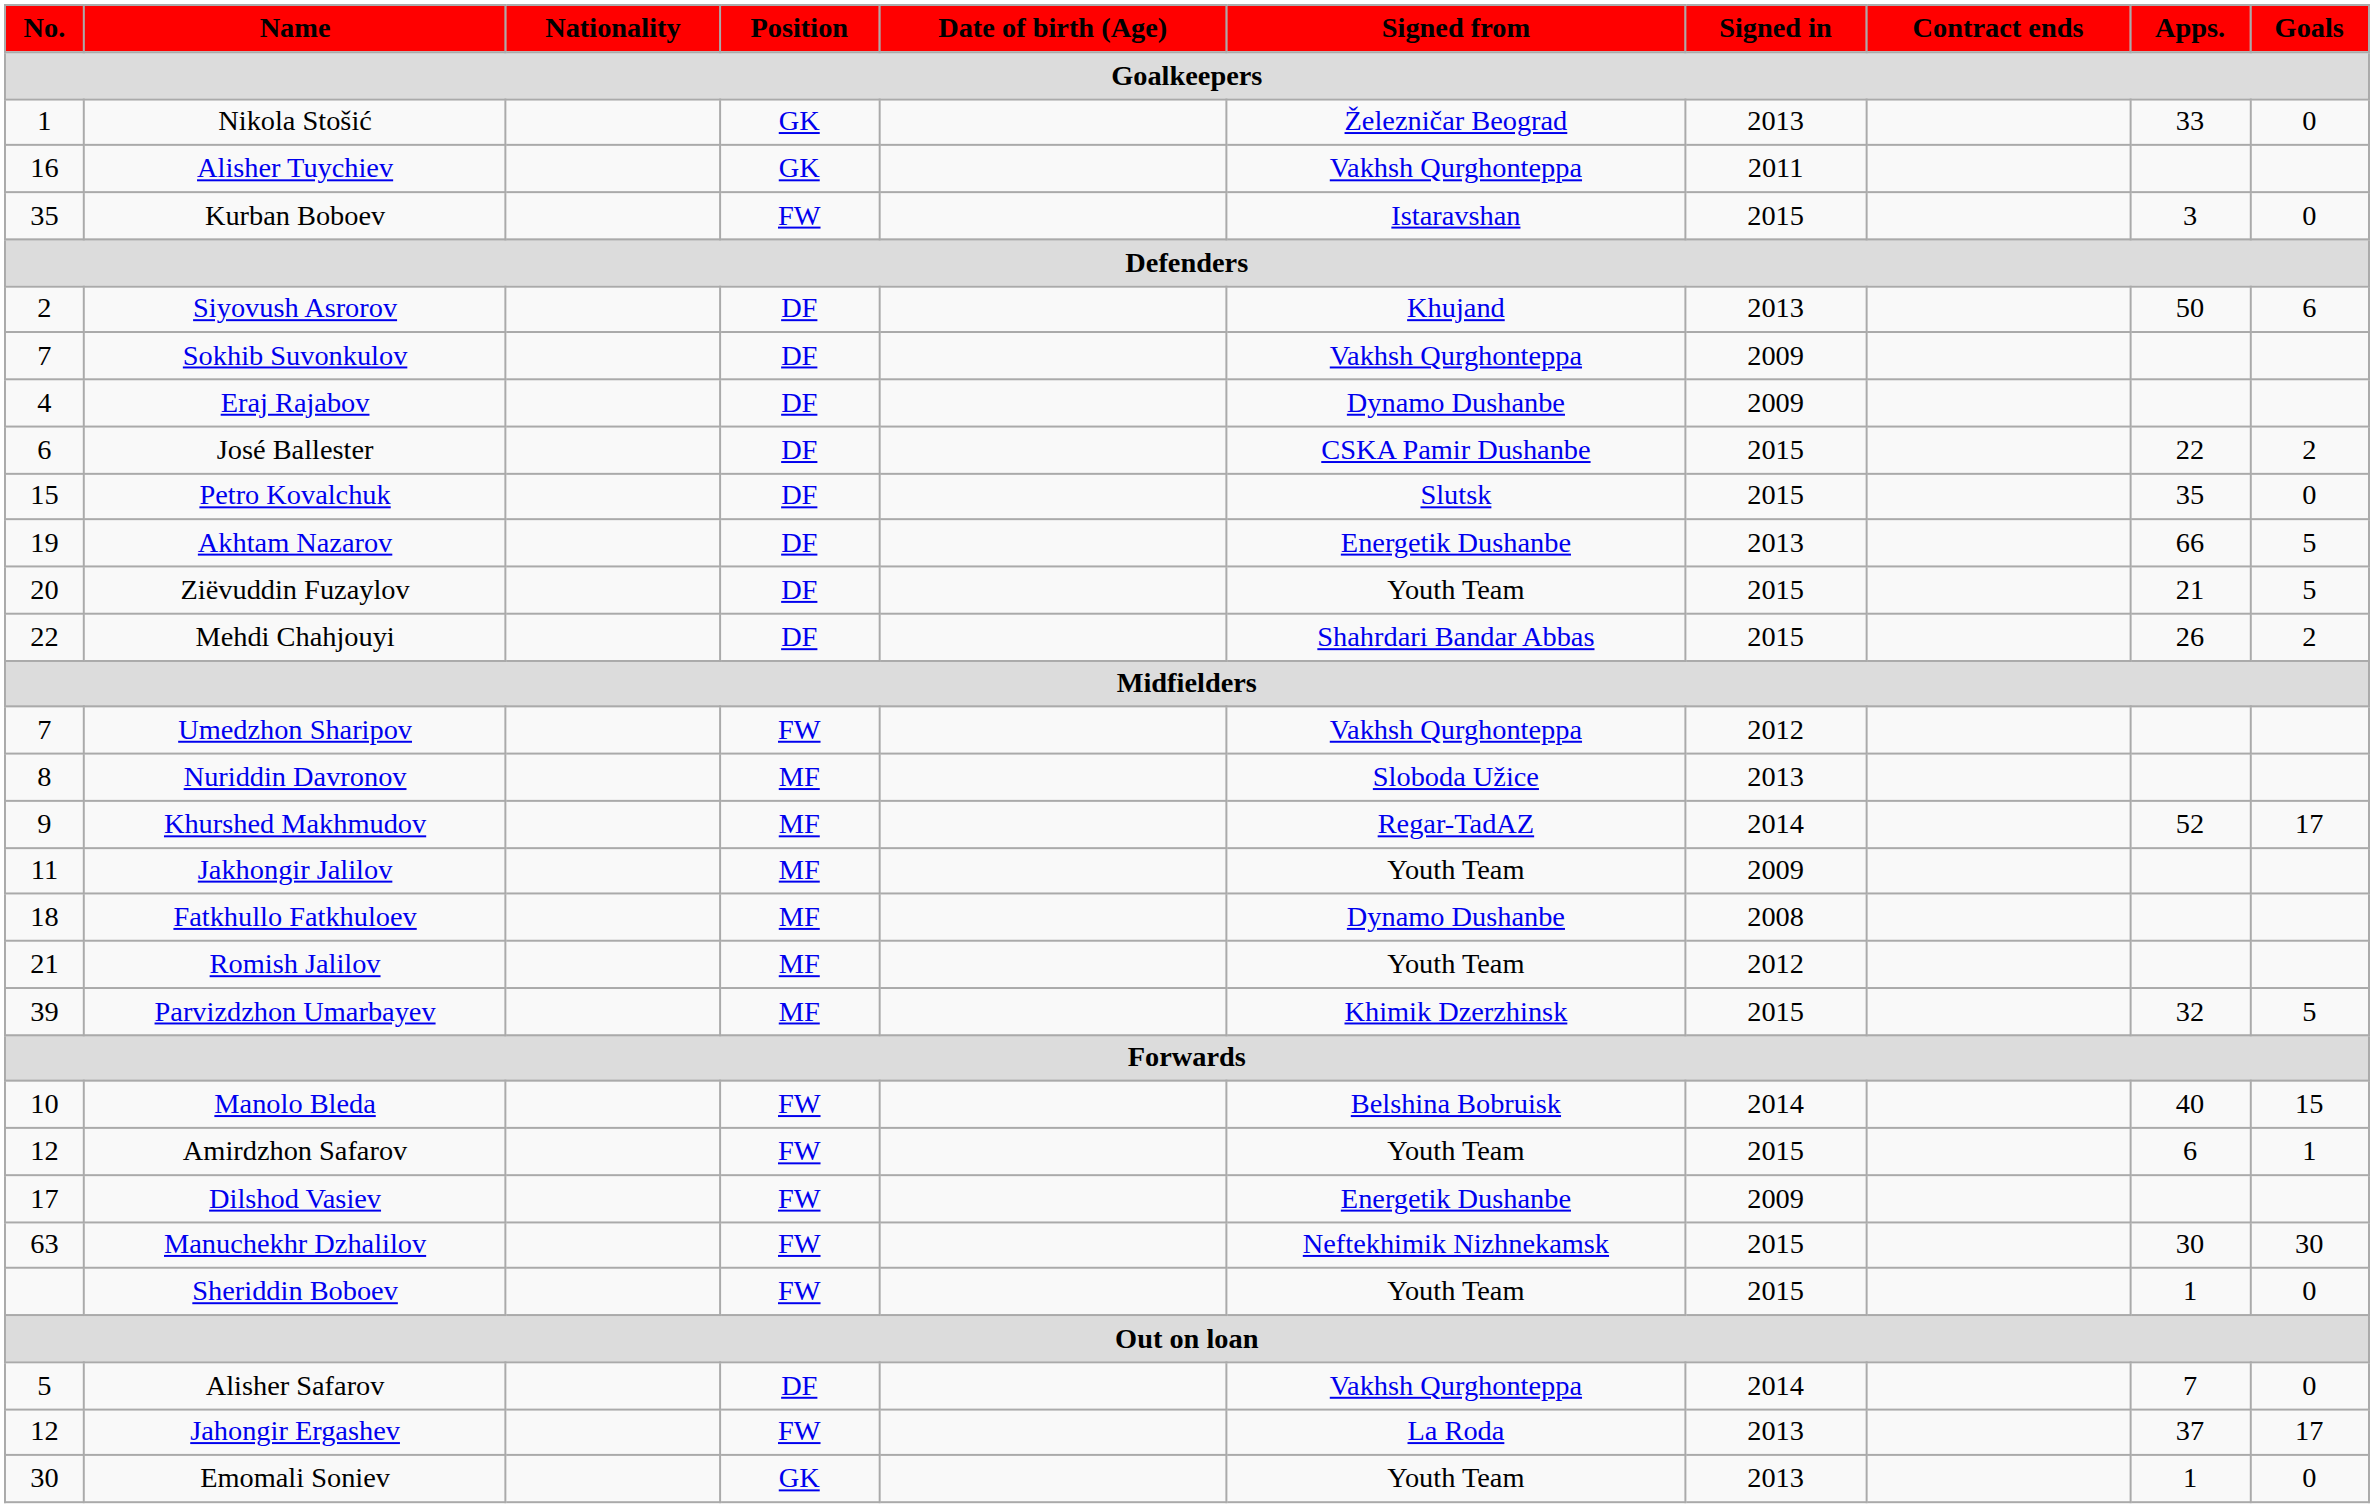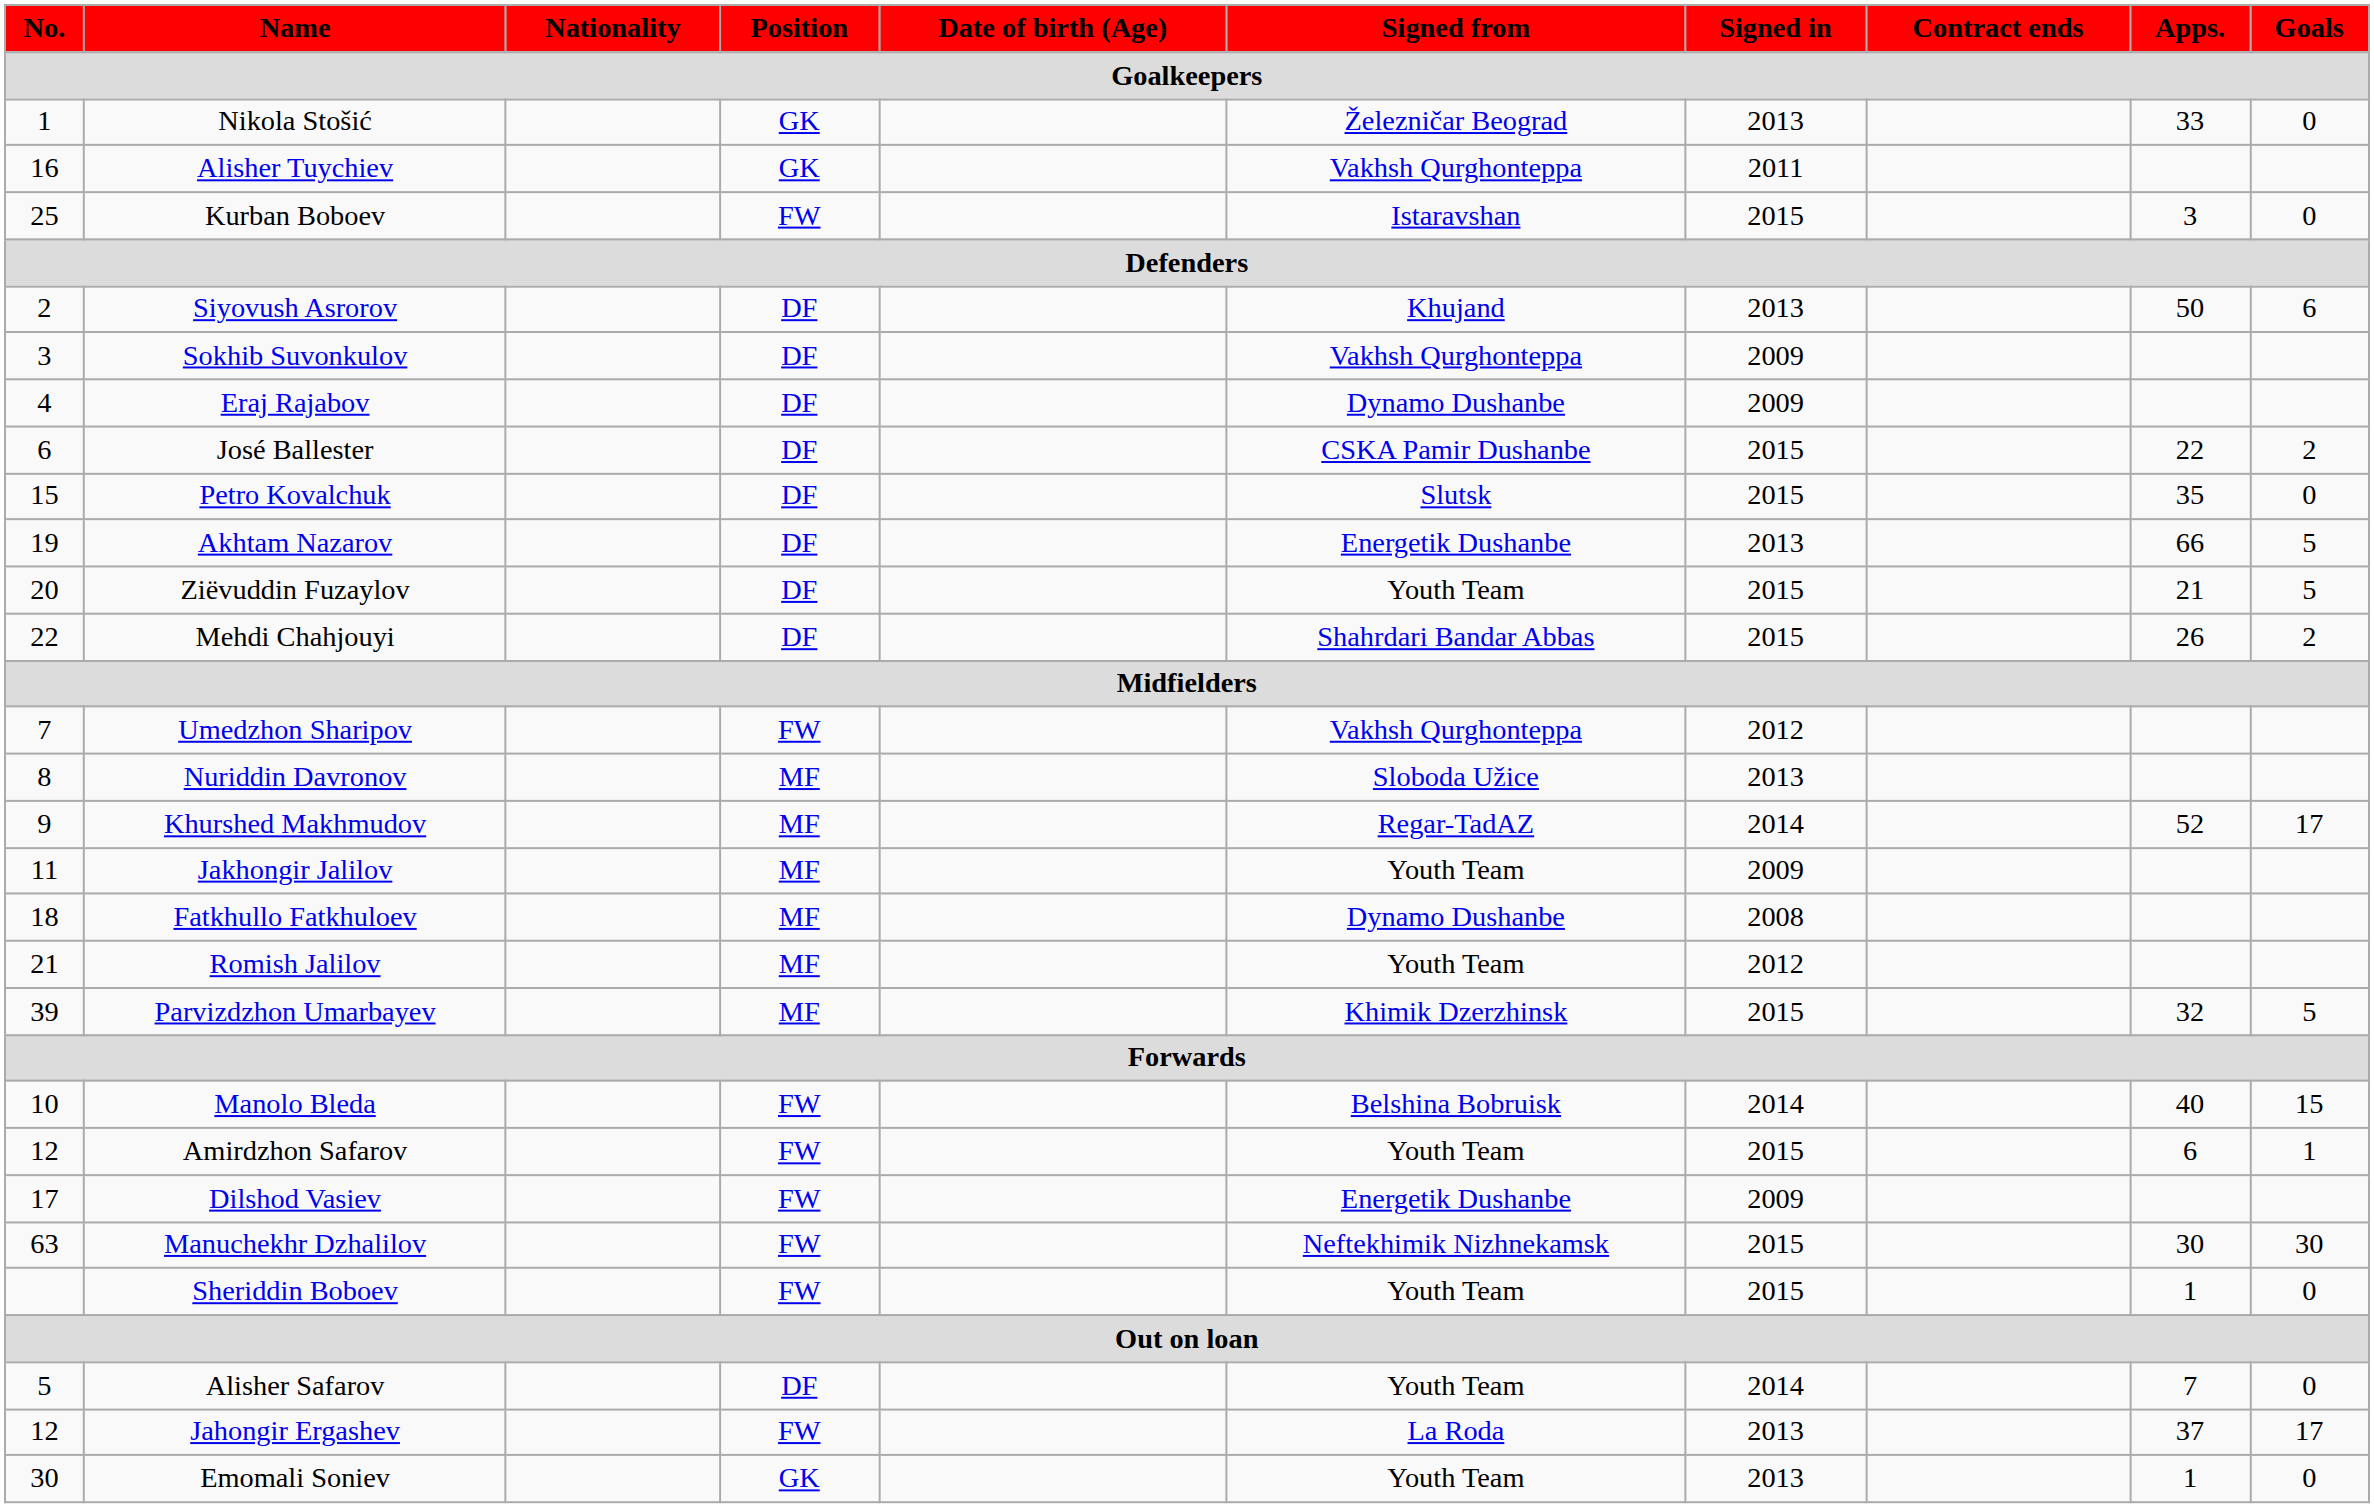(44, 215) 35 -> (44, 215) 25
(44, 355) 7 -> (44, 355) 3
(1456, 1385) Vakhsh Qurghonteppa -> (1456, 1385) Youth Team
